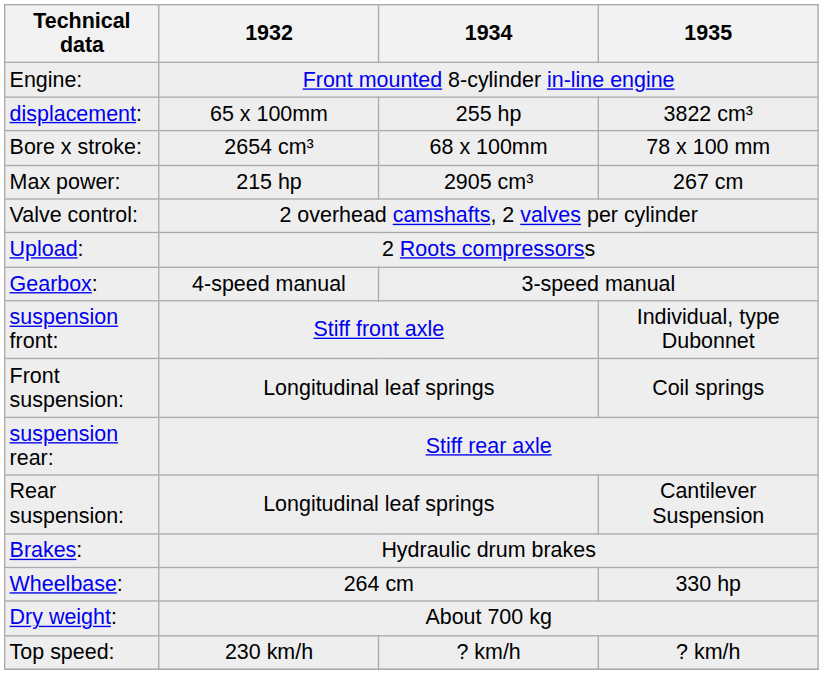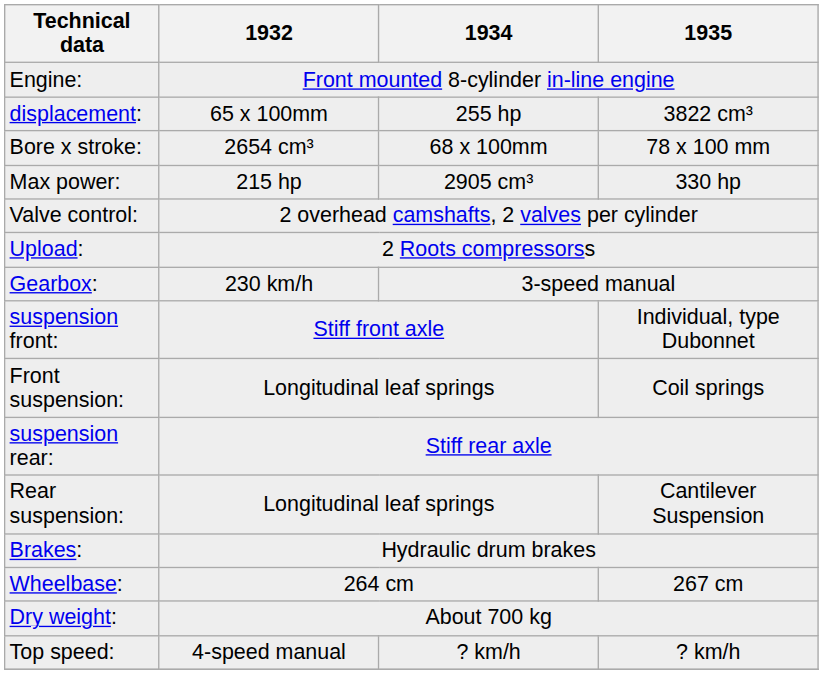(708, 181) 267 cm -> (708, 181) 330 hp
(269, 283) 4-speed manual -> (269, 283) 230 km/h
(708, 584) 330 hp -> (708, 584) 267 cm
(269, 652) 230 km/h -> (269, 652) 4-speed manual
